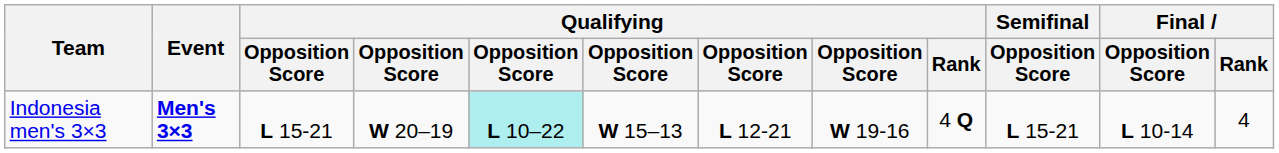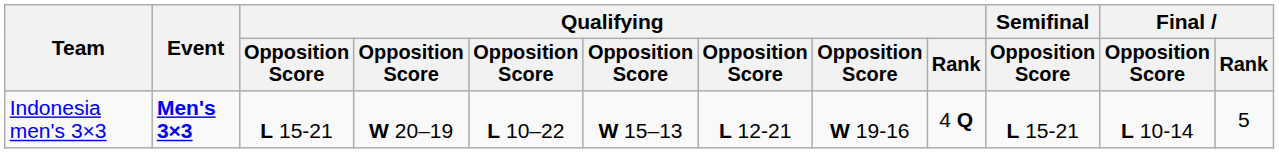(526, 132) paleturquoise background -> (526, 132) no background
(1244, 120) 4 -> (1244, 120) 5
